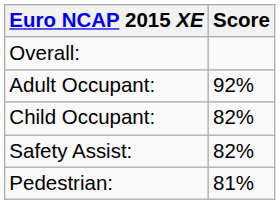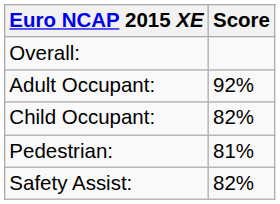rows swapped: (61, 183) <-> (71, 150)
